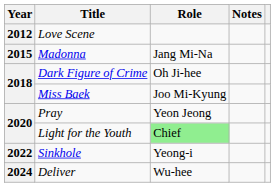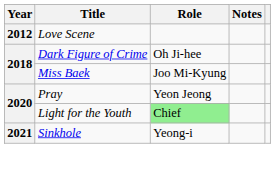- row: (62, 53)
(20, 152) 2022 -> (20, 133) 2021
- row: (57, 172)
